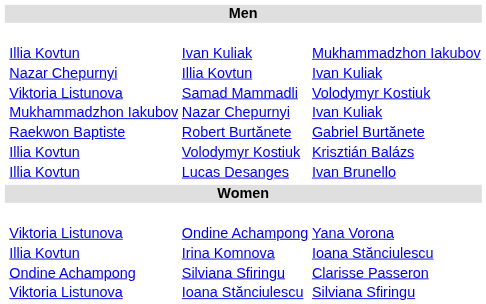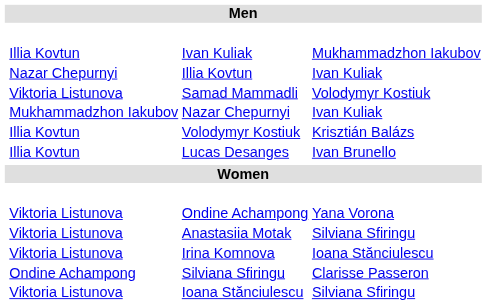- row: (237, 132)
+ row: (237, 233)
(45, 253) Illia Kovtun -> (66, 253) Viktoria Listunova
